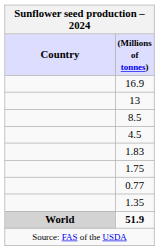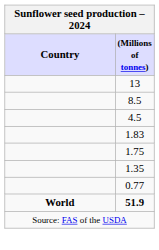- row: (135, 83)
rows swapped: (135, 202) <-> (135, 185)
(60, 219) lightgrey background -> (60, 202) no background
